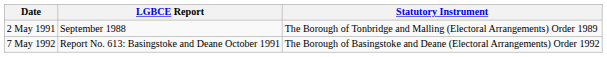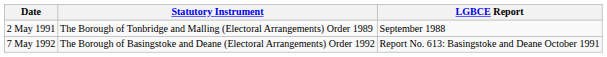columns swapped: (442, 12) <-> (170, 12)
